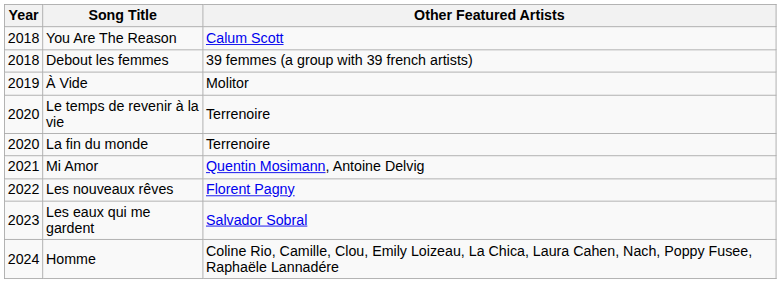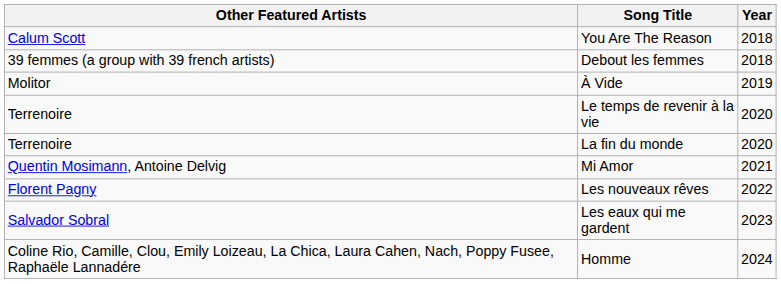columns swapped: (24, 15) <-> (489, 15)
